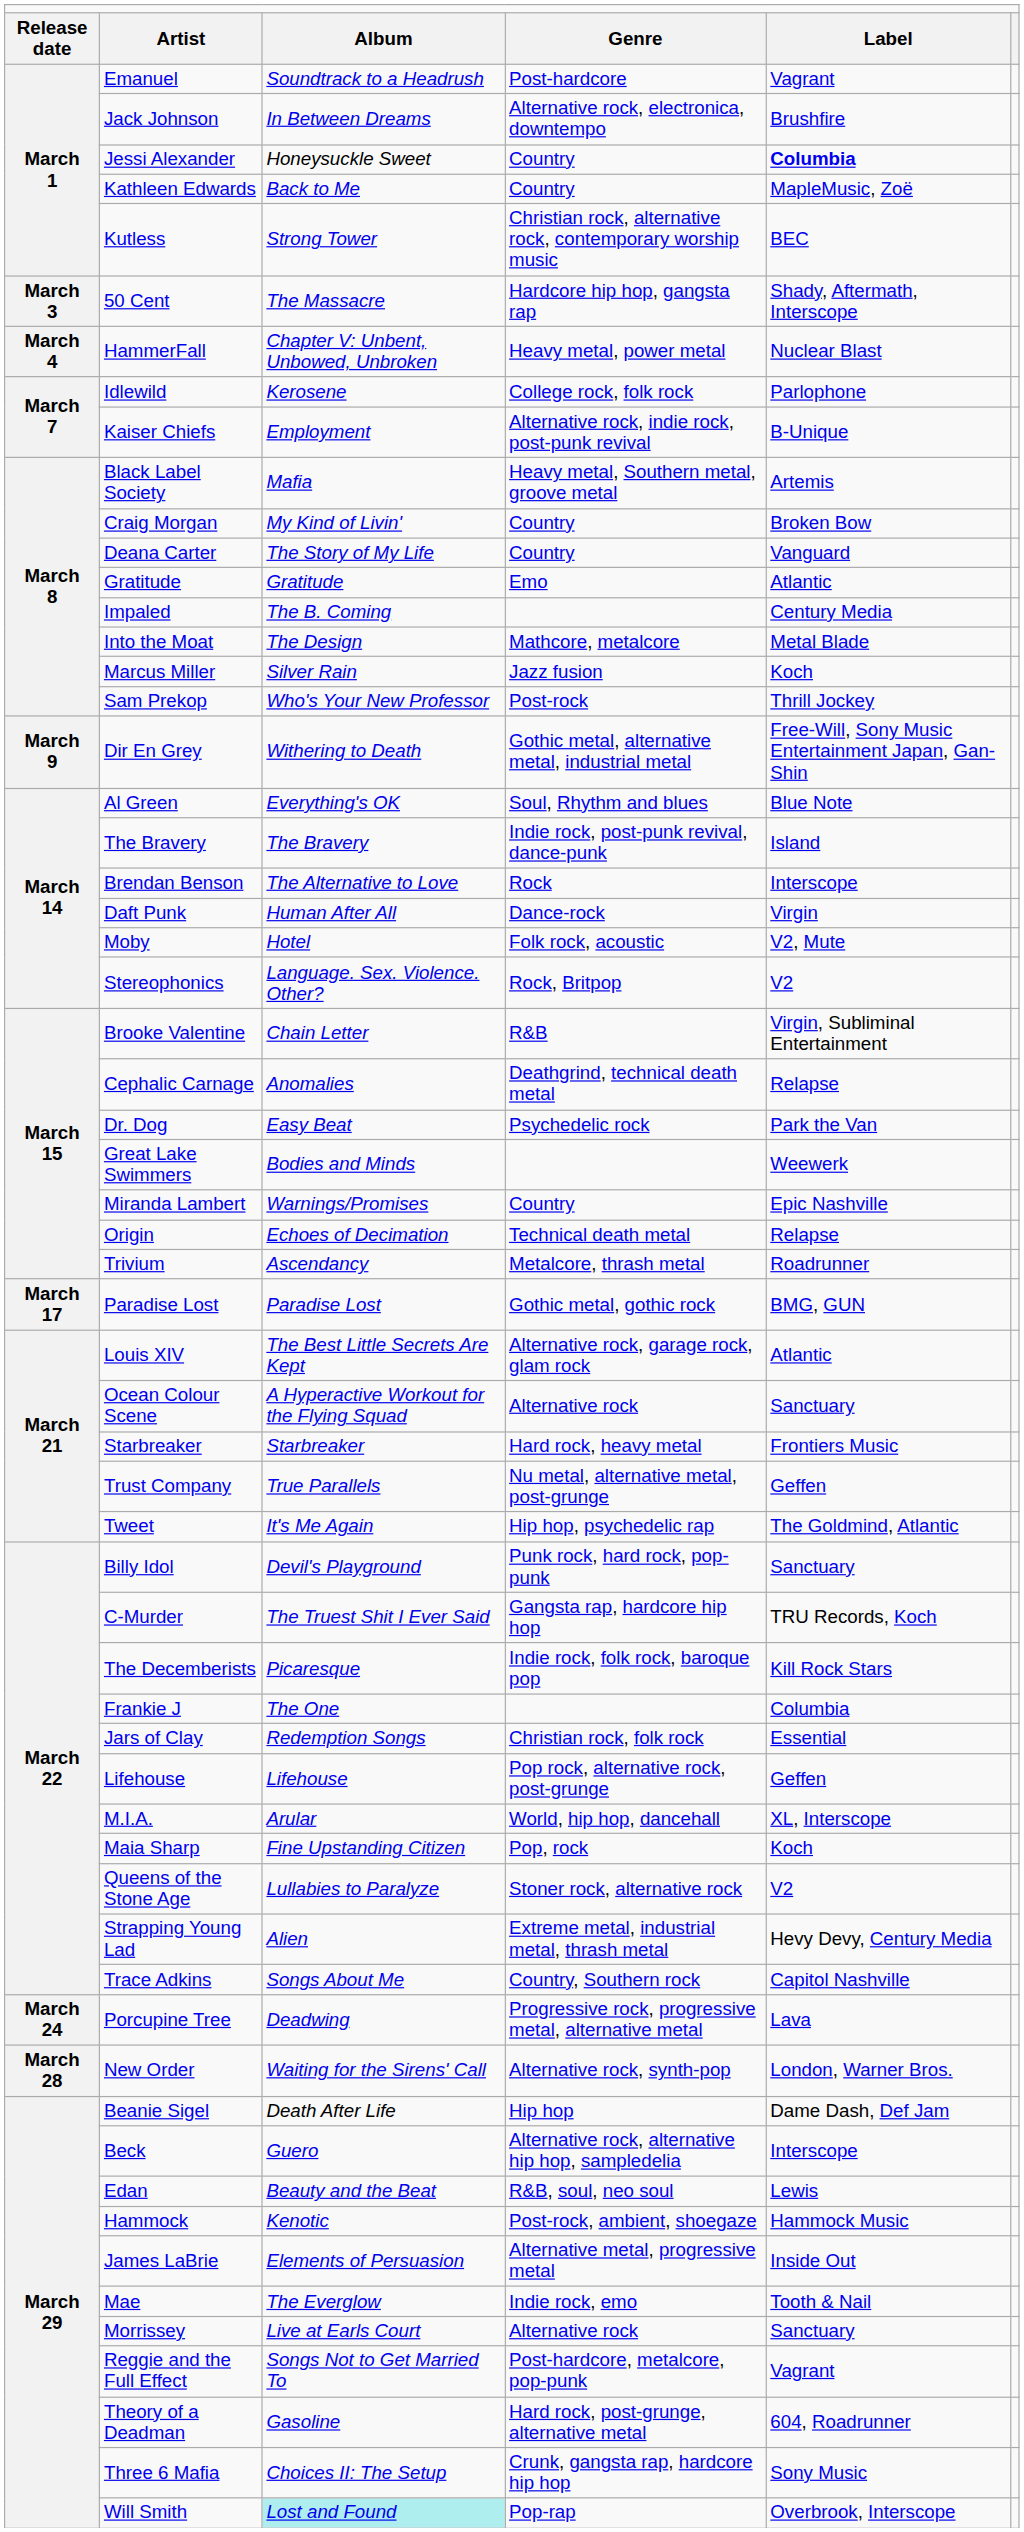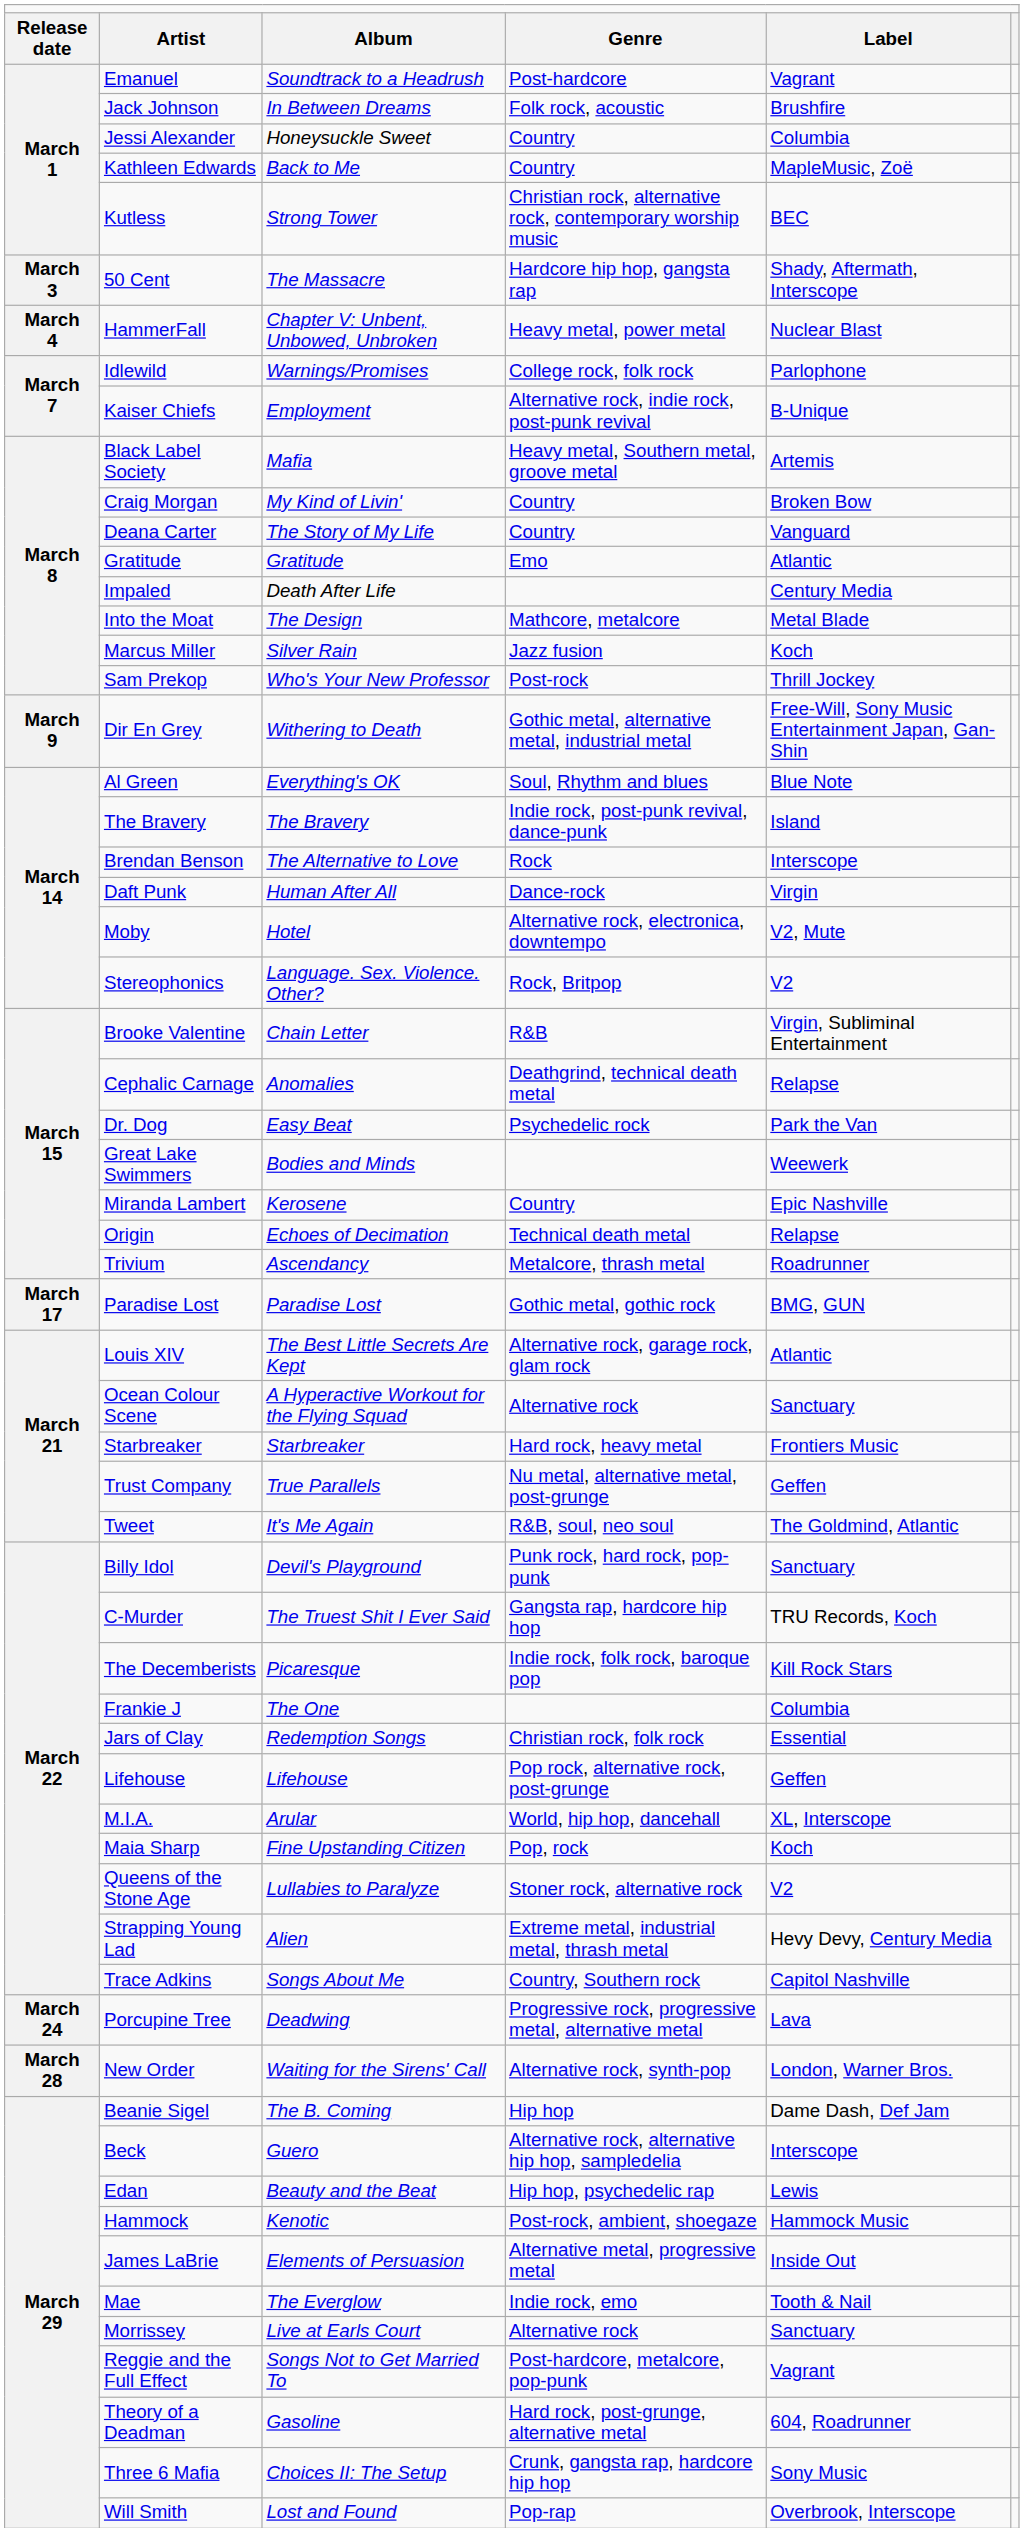(627, 118) Alternative rock, electronica, downtempo -> (587, 108) Folk rock, acoustic
(813, 159) bold -> (810, 138) normal
(306, 391) Kerosene -> (347, 370) Warnings/Promises
(329, 612) The B. Coming -> (331, 591) Death After Life
(587, 942) Folk rock, acoustic -> (627, 931) Alternative rock, electronica, downtempo
(347, 1204) Warnings/Promises -> (306, 1204) Kerosene
(612, 1526) Hip hop, psychedelic rap -> (591, 1526) R&B, soul, neo soul
(331, 2110) Death After Life -> (329, 2110) The B. Coming
(591, 2191) R&B, soul, neo soul -> (612, 2191) Hip hop, psychedelic rap
(331, 2512) paleturquoise background -> (331, 2512) no background
